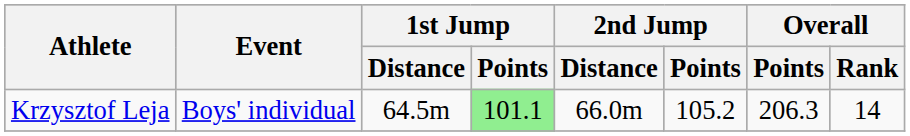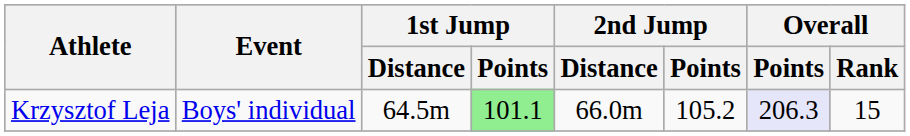(789, 109) no background -> (789, 109) lavender background
(867, 109) 14 -> (867, 109) 15
